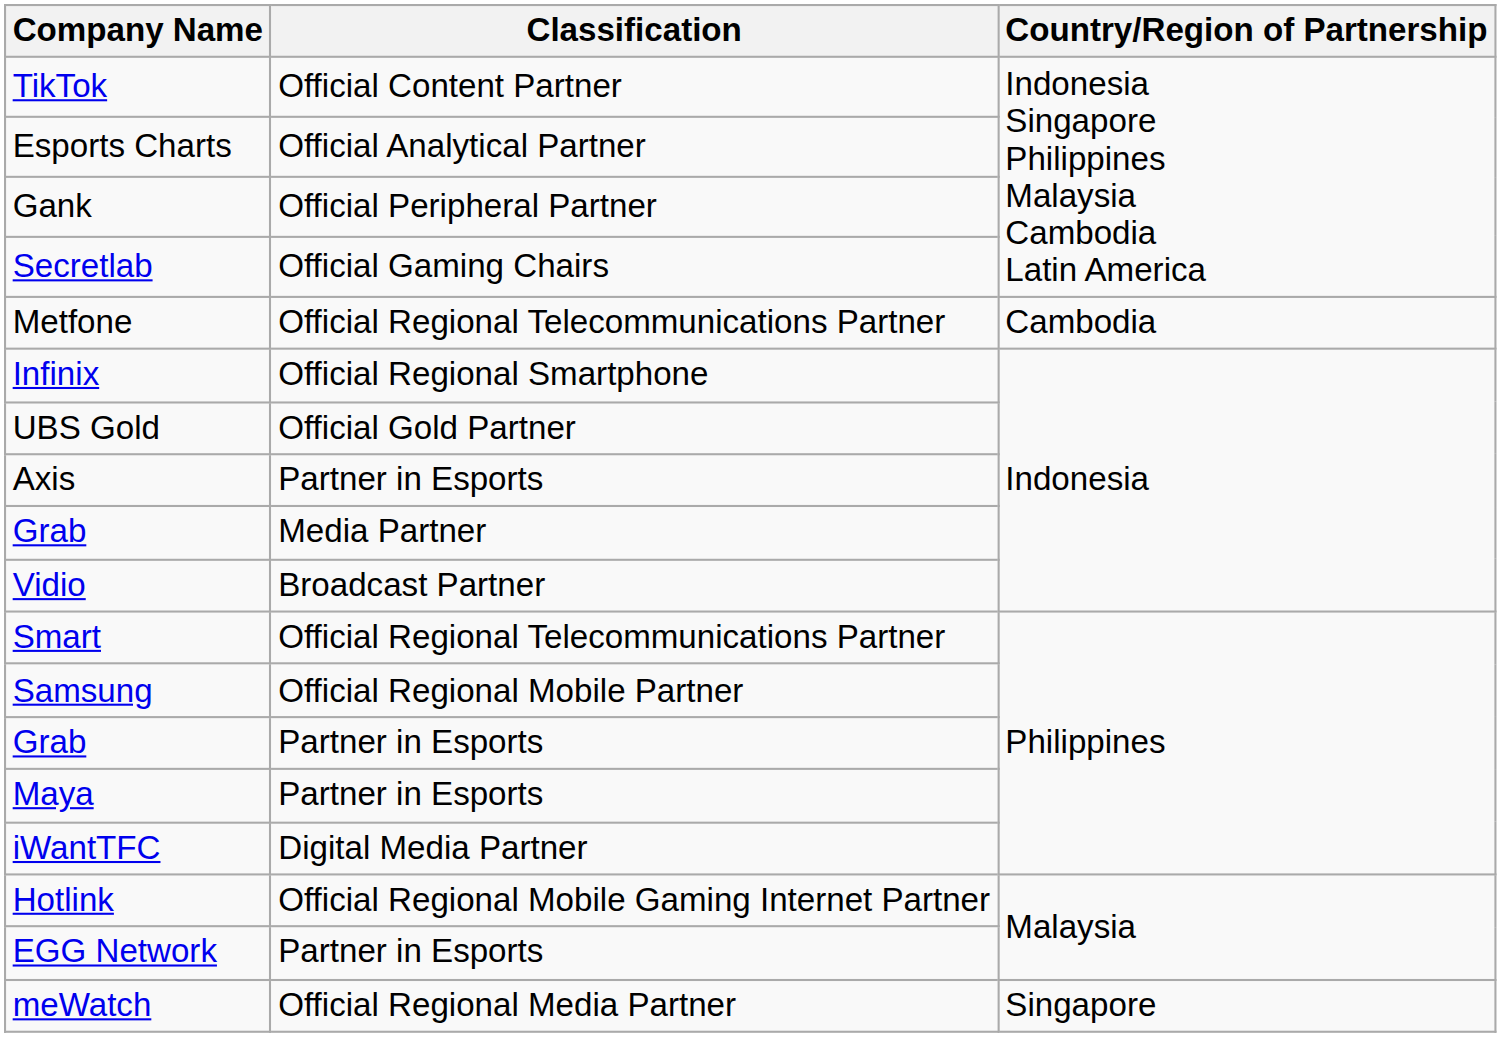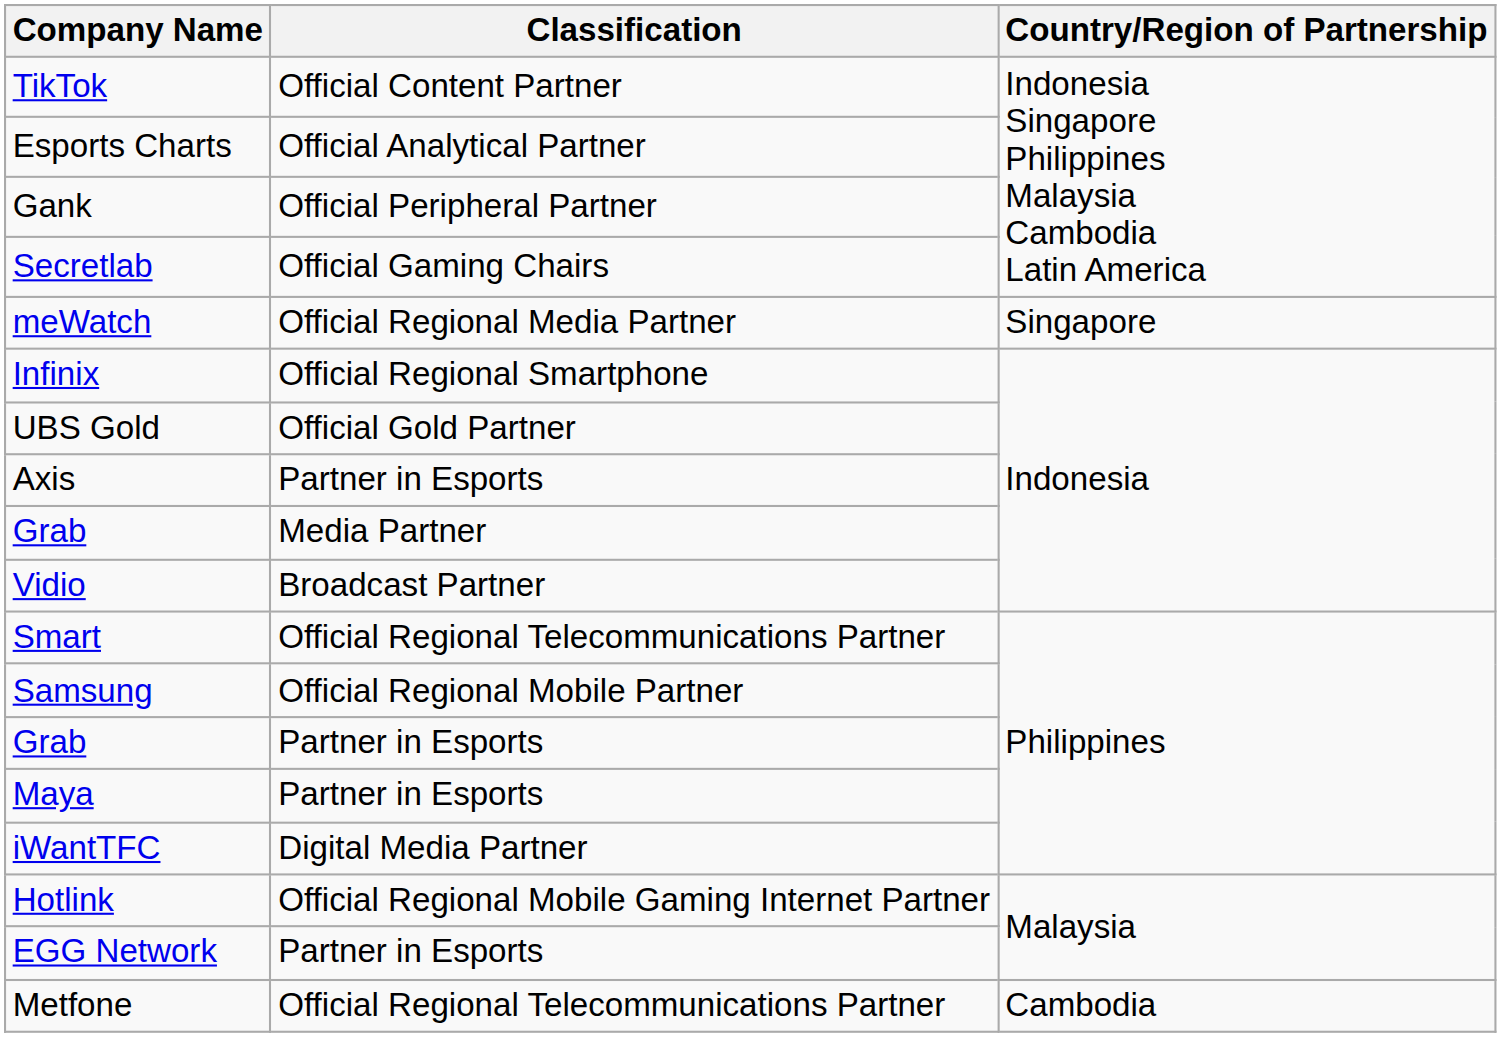rows swapped: (82, 1004) <-> (73, 322)
